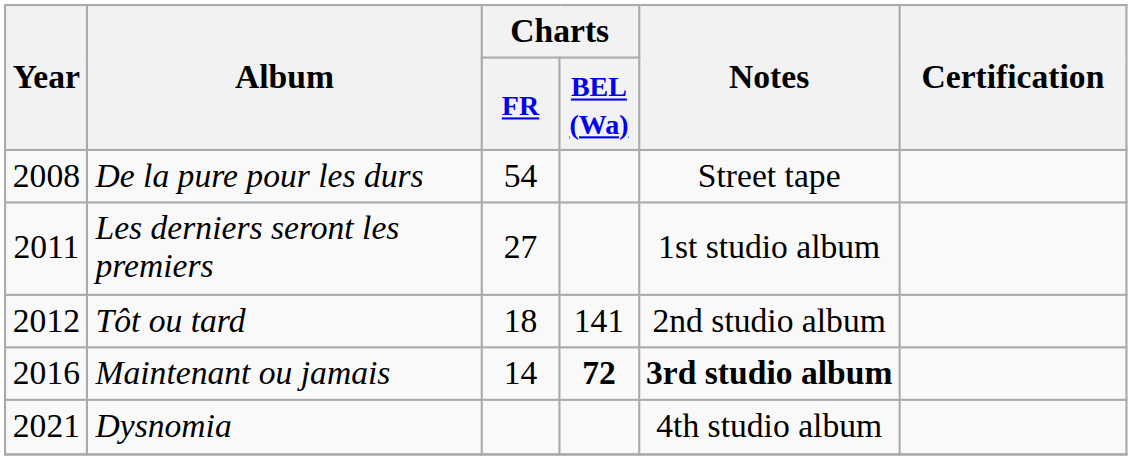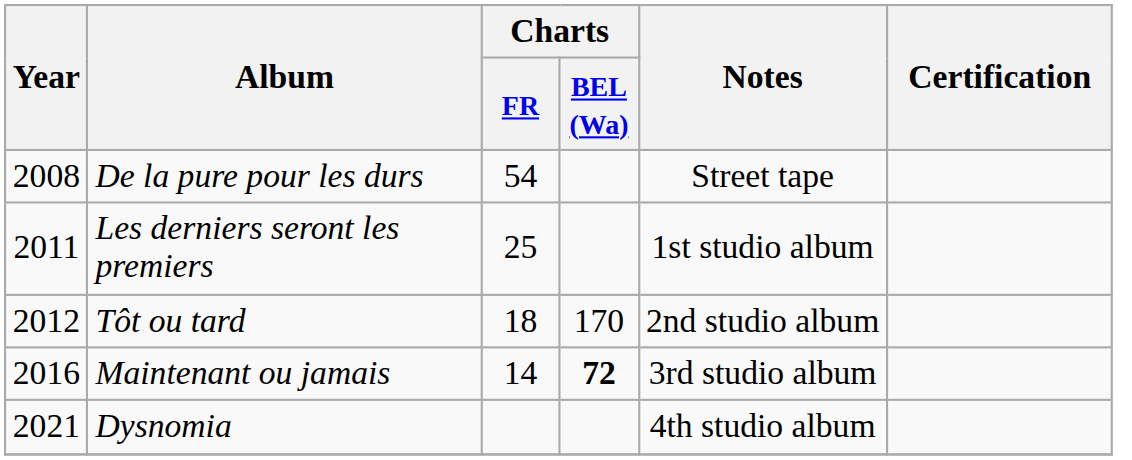(520, 247) 27 -> (520, 247) 25
(599, 319) 141 -> (599, 319) 170
(769, 373) bold -> (763, 373) normal
